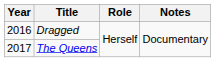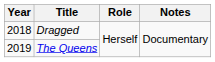(19, 30) 2016 -> (19, 30) 2018
(19, 48) 2017 -> (19, 48) 2019
